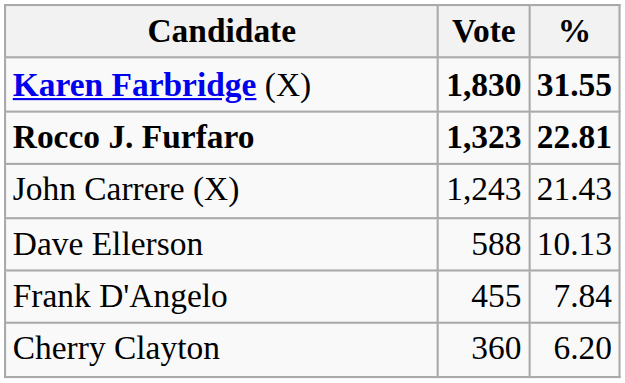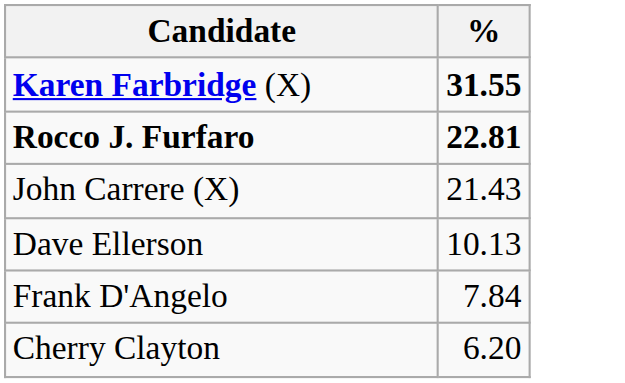- column: (484, 31)
